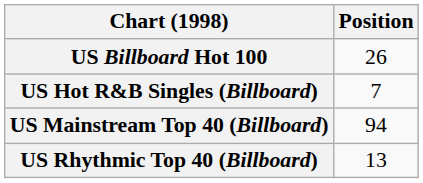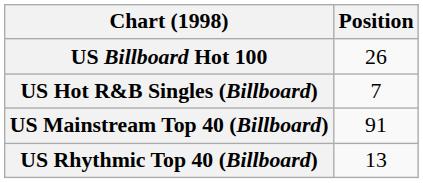(376, 125) 94 -> (376, 125) 91
